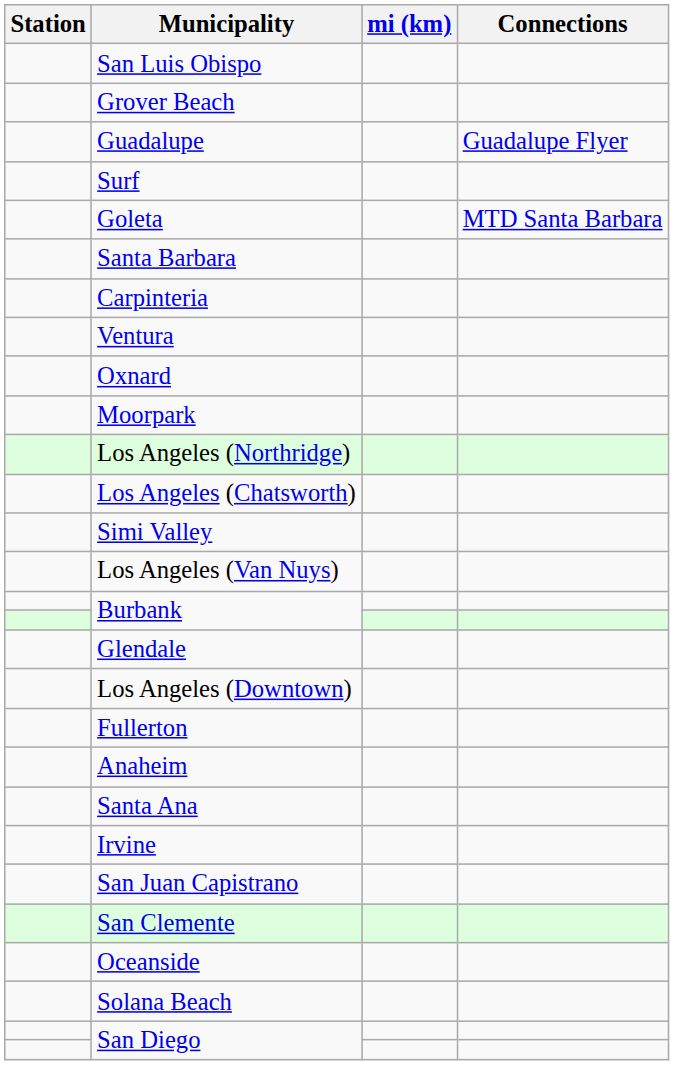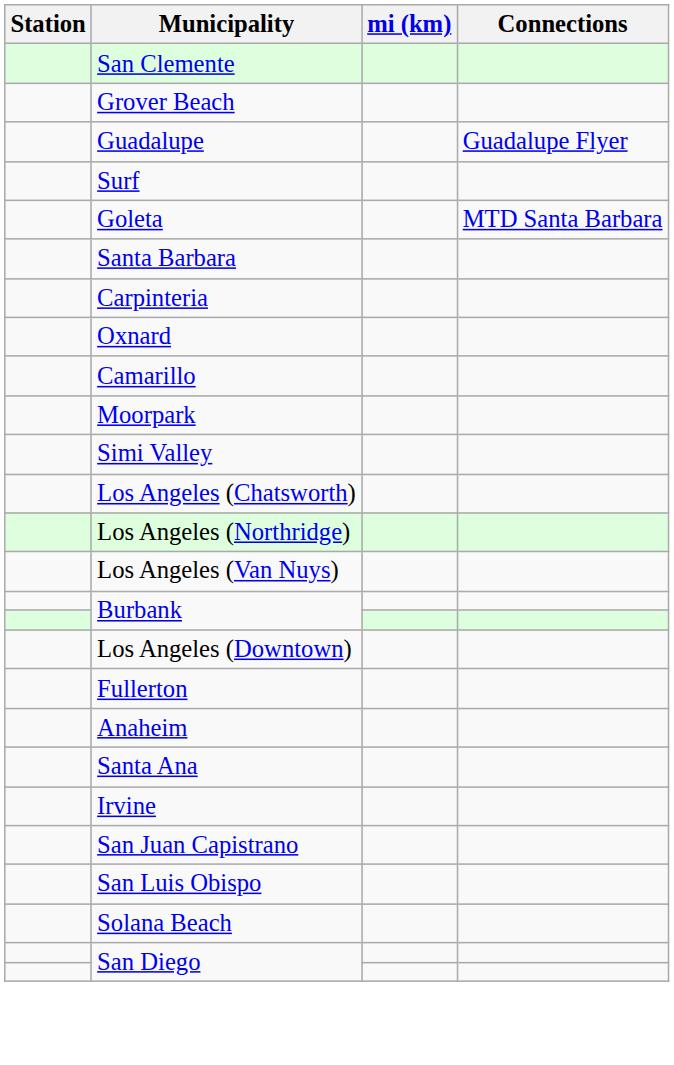rows swapped: (179, 63) <-> (166, 922)
- row: (135, 336)
+ row: (146, 375)
rows swapped: (155, 532) <-> (224, 453)
- row: (142, 649)
- row: (148, 961)
